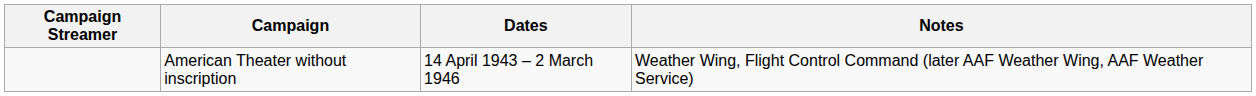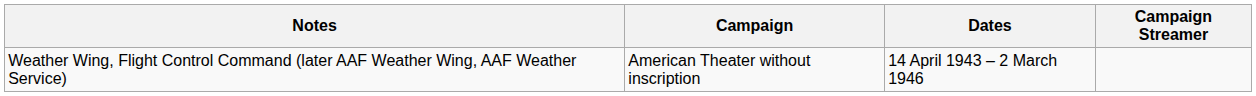columns swapped: (83, 26) <-> (941, 26)
